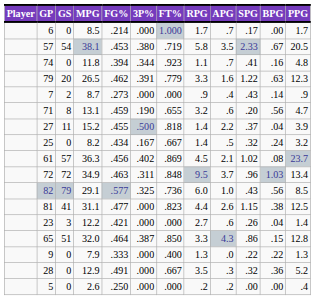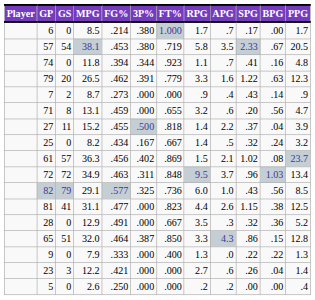(145, 30) .000 -> (145, 30) .380
(145, 110) .190 -> (145, 110) .000
(201, 158) 4.5 -> (201, 158) 1.5
rows swapped: (48, 222) <-> (48, 270)
